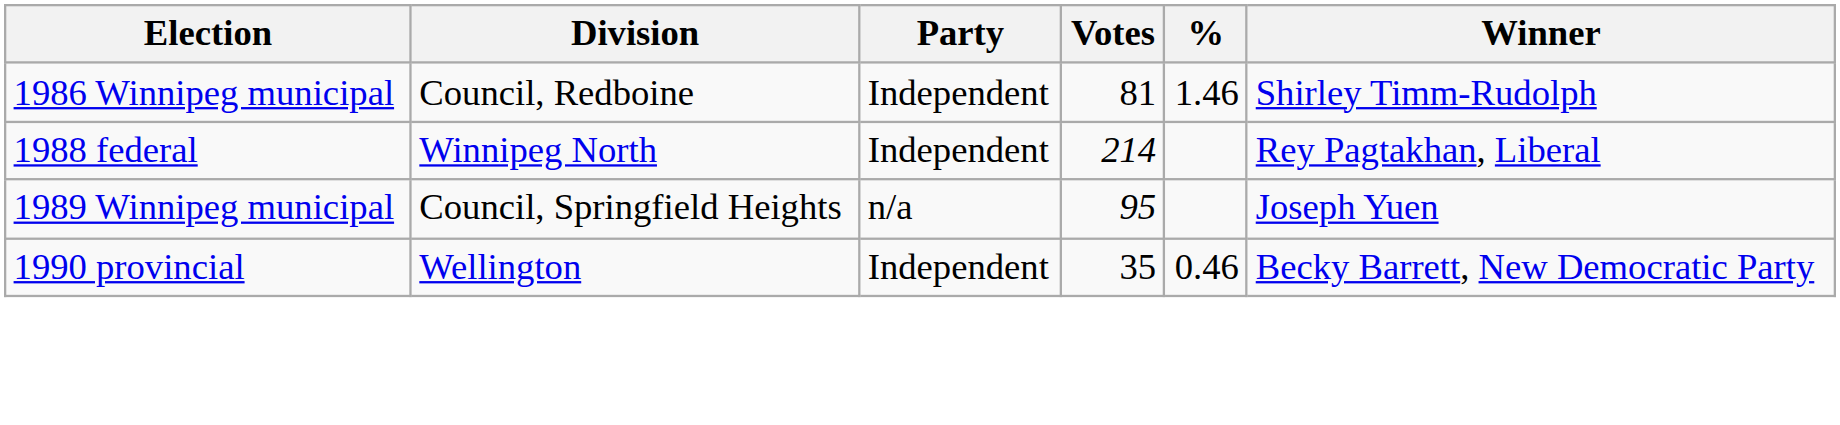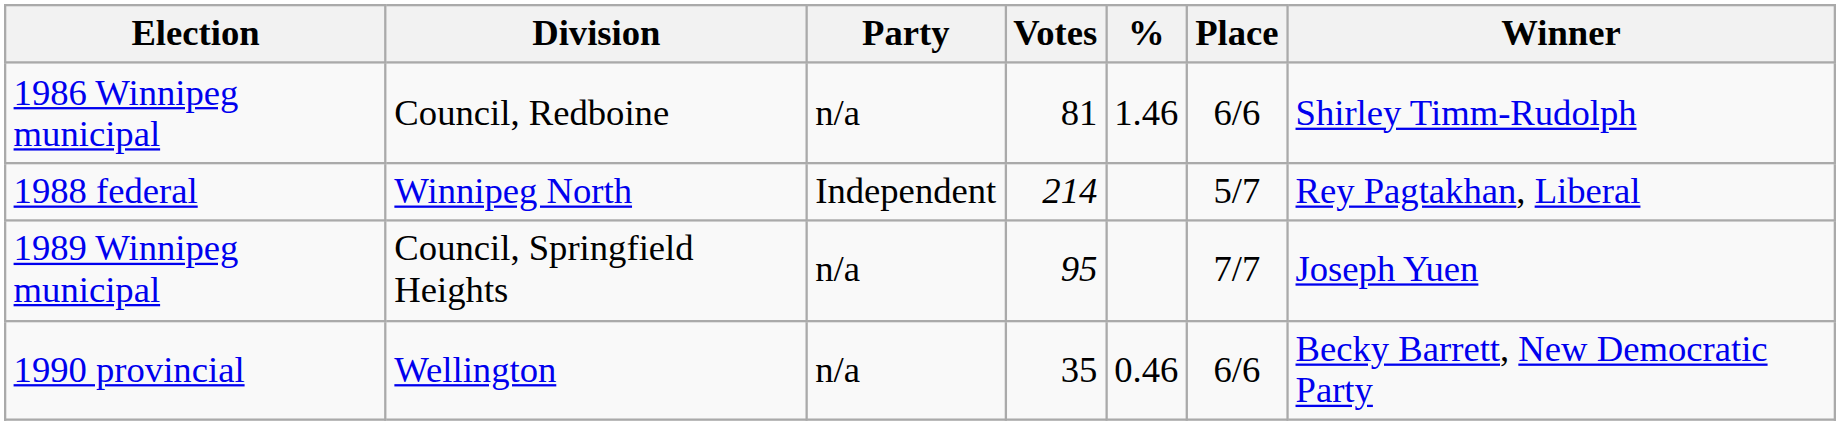+ column: (1237, 33)
(958, 91) Independent -> (838, 112) n/a
(958, 265) Independent -> (838, 369) n/a
